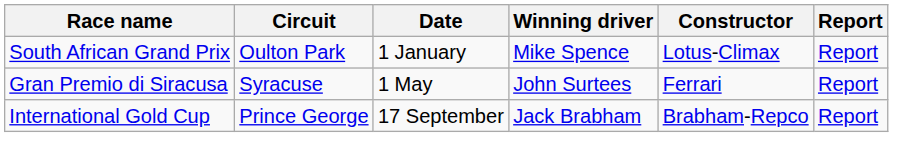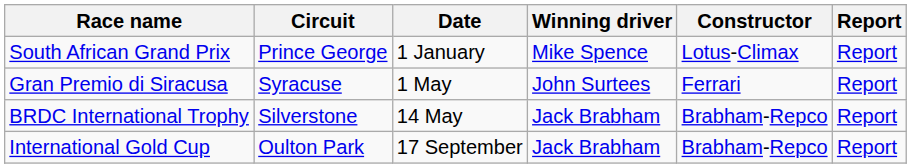(292, 52) Oulton Park -> (323, 52) Prince George
+ row: (129, 116)
(304, 116) Prince George -> (311, 148) Oulton Park
